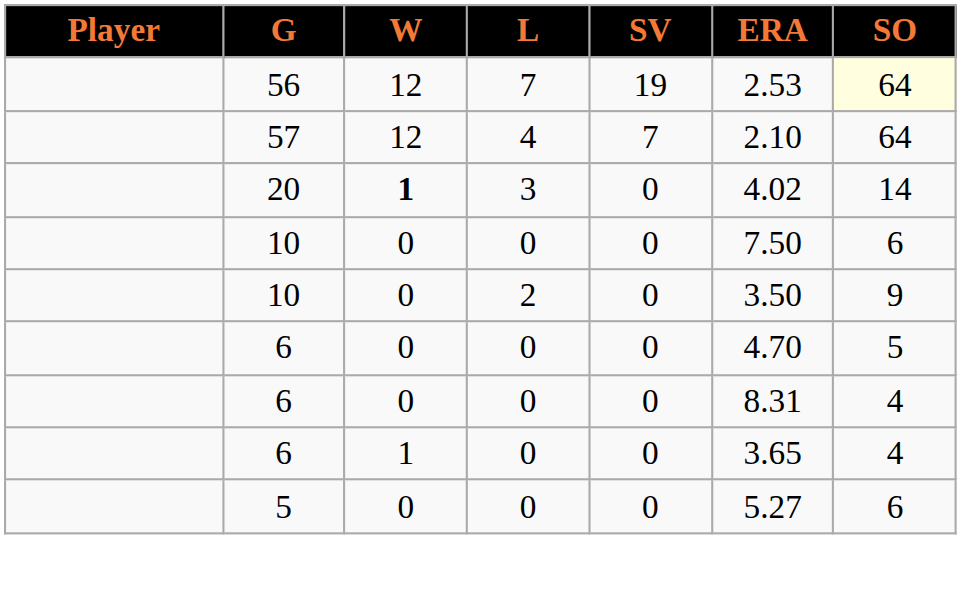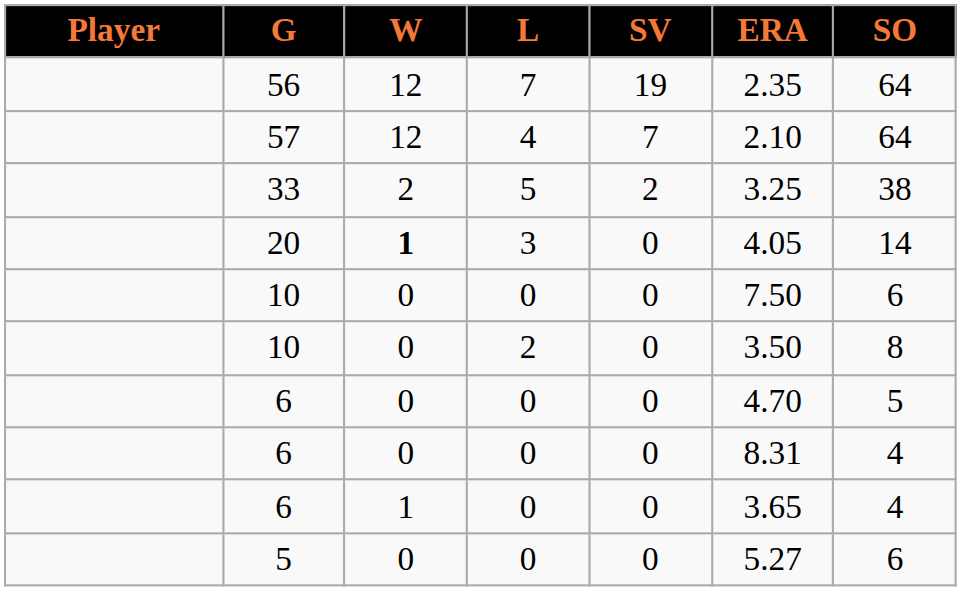(773, 83) 2.53 -> (773, 83) 2.35
(895, 83) lightyellow background -> (895, 83) no background
+ row: (284, 189)
(773, 189) 4.02 -> (773, 242) 4.05
(895, 294) 9 -> (895, 347) 8
